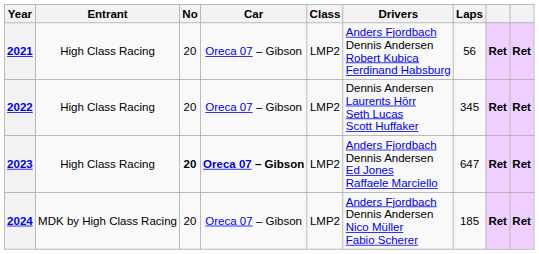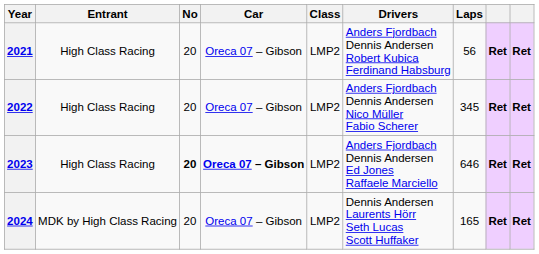(390, 108) Dennis Andersen Laurents Hörr Seth Lucas Scott Huffaker -> (391, 108) Anders Fjordbach Dennis Andersen Nico Müller Fabio Scherer
(470, 164) 647 -> (470, 164) 646
(391, 221) Anders Fjordbach Dennis Andersen Nico Müller Fabio Scherer -> (390, 221) Dennis Andersen Laurents Hörr Seth Lucas Scott Huffaker
(470, 221) 185 -> (470, 221) 165
